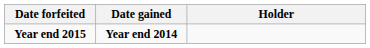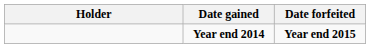columns swapped: (276, 14) <-> (50, 14)
